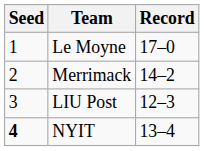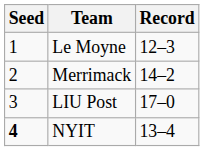(157, 46) 17–0 -> (157, 46) 12–3
(157, 103) 12–3 -> (157, 103) 17–0
